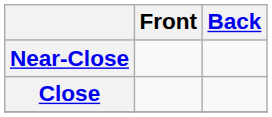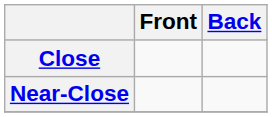rows swapped: (69, 93) <-> (69, 58)
